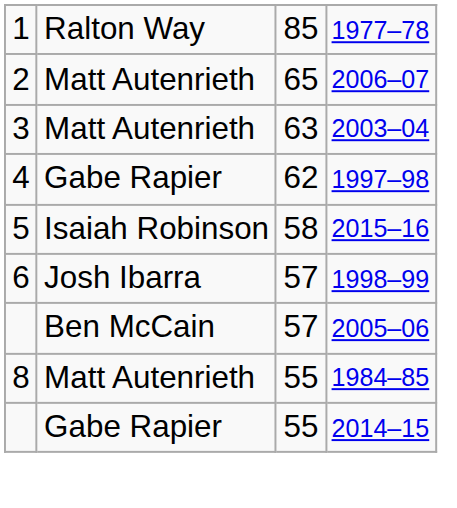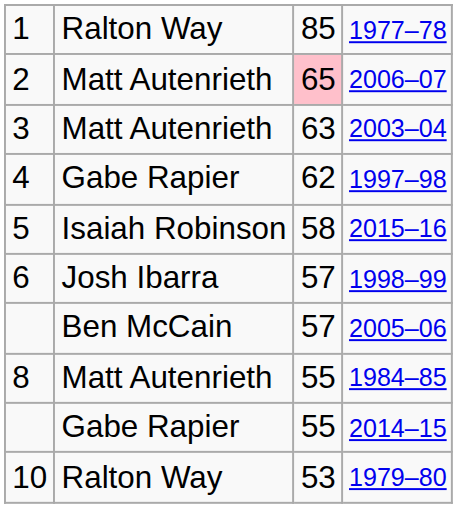(301, 79) no background -> (318, 79) pink background
+ row: (398, 477)
